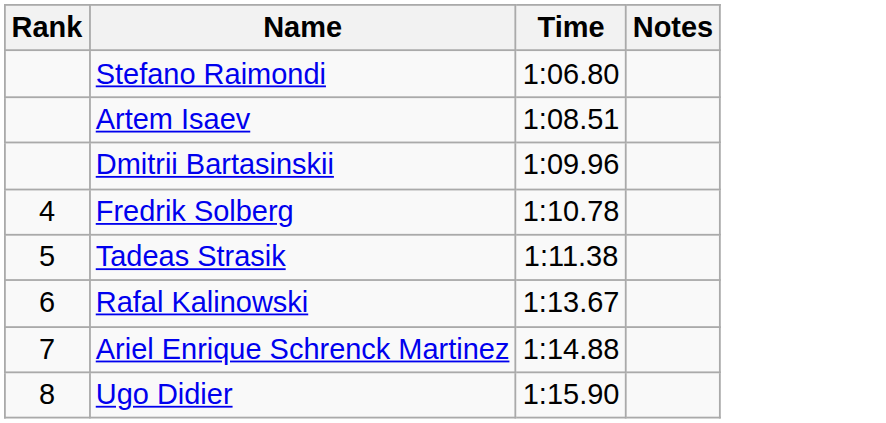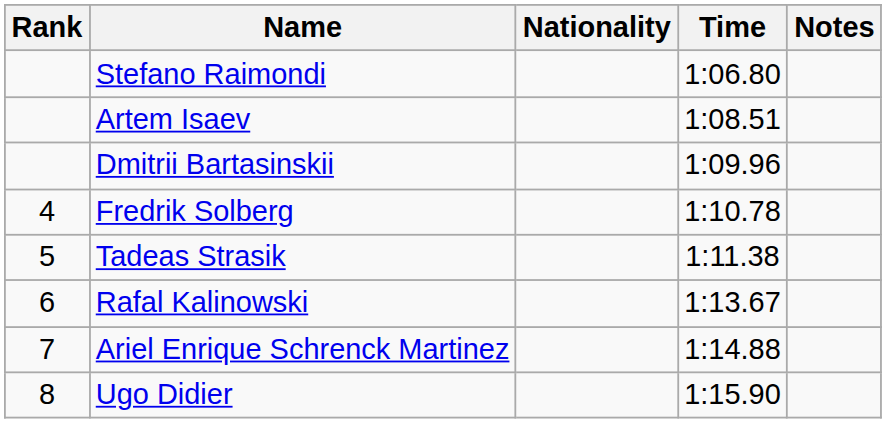+ column: (597, 27)
